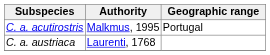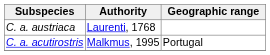rows swapped: (41, 43) <-> (45, 27)
